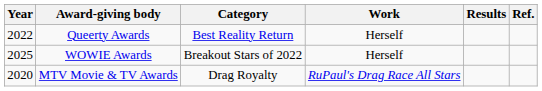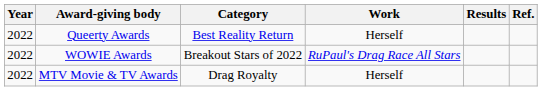(20, 55) 2025 -> (20, 55) 2022
(384, 55) Herself -> (384, 55) RuPaul's Drag Race All Stars
(20, 75) 2020 -> (20, 75) 2022
(384, 75) RuPaul's Drag Race All Stars -> (384, 75) Herself
